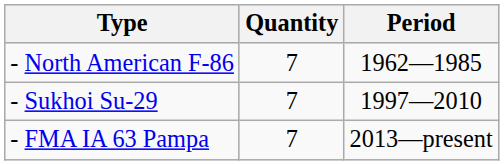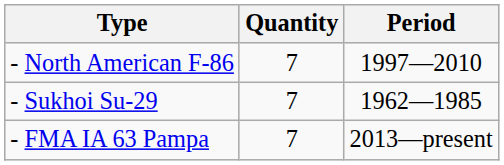(421, 62) 1962—1985 -> (421, 62) 1997—2010
(421, 100) 1997—2010 -> (421, 100) 1962—1985
